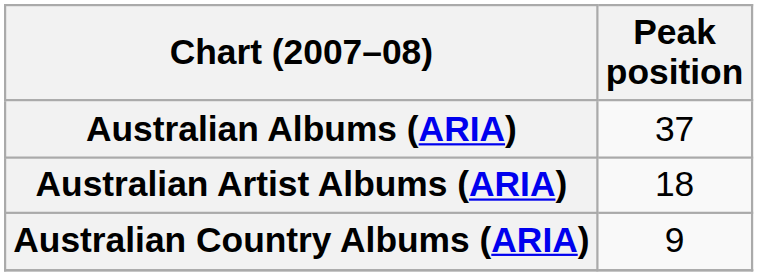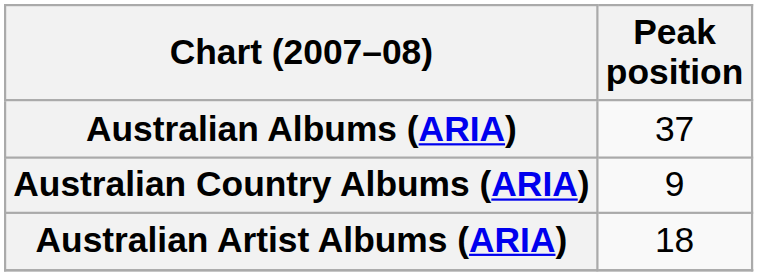rows swapped: (301, 184) <-> (301, 240)
